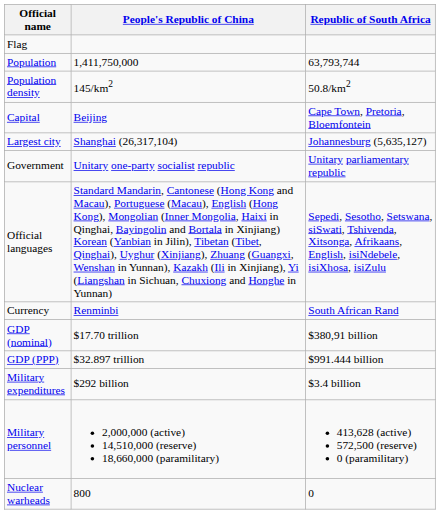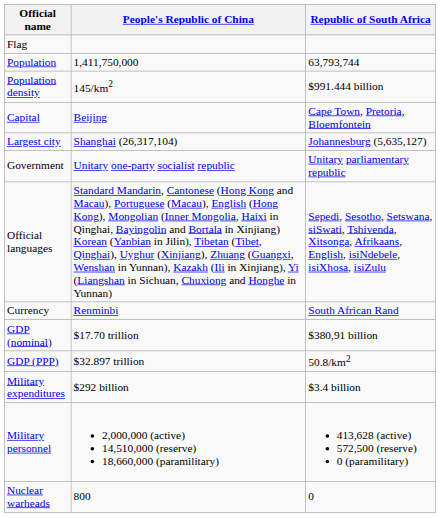(329, 86) 50.8/km2 -> (346, 86) $991.444 billion
(346, 359) $991.444 billion -> (329, 361) 50.8/km2
